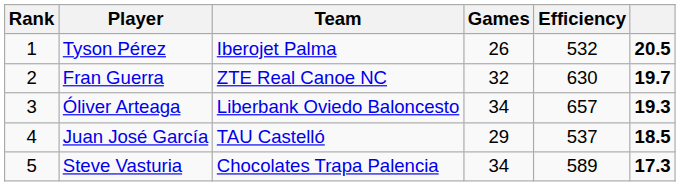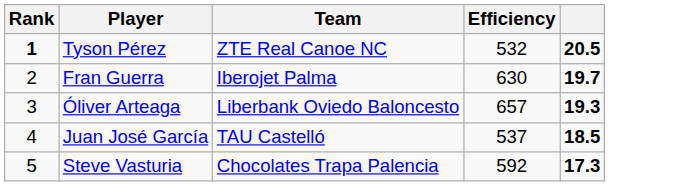- column: (499, 19)
(32, 48) normal -> (32, 48) bold
(277, 48) Iberojet Palma -> (302, 48) ZTE Real Canoe NC
(302, 78) ZTE Real Canoe NC -> (277, 78) Iberojet Palma
(582, 166) 589 -> (512, 166) 592
